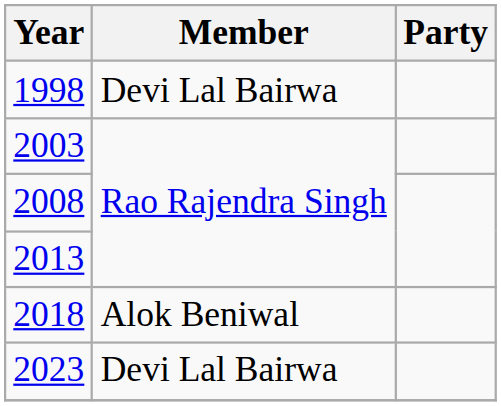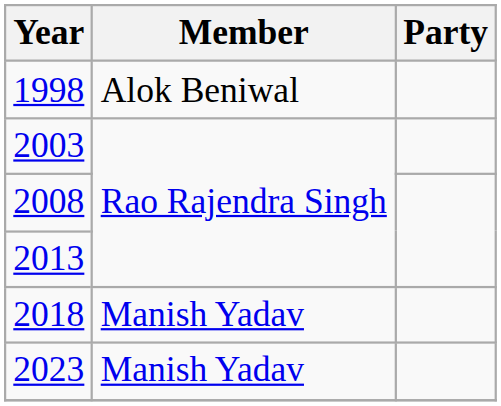(219, 88) Devi Lal Bairwa -> (200, 88) Alok Beniwal
(200, 314) Alok Beniwal -> (202, 314) Manish Yadav
(219, 370) Devi Lal Bairwa -> (202, 370) Manish Yadav
